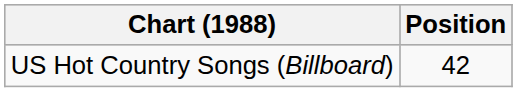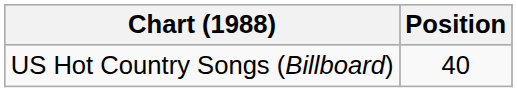(456, 65) 42 -> (456, 65) 40
